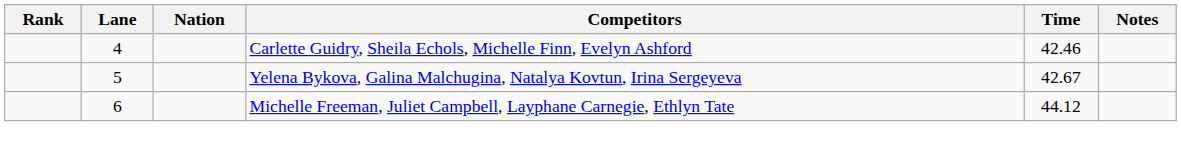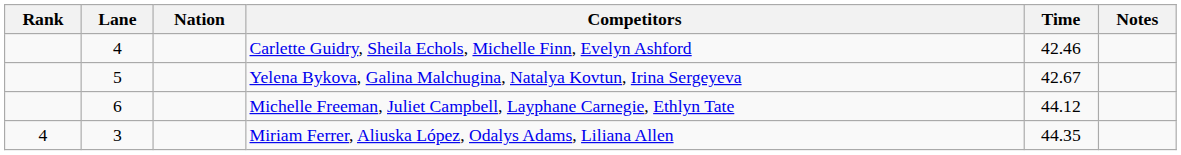+ row: (462, 135)
